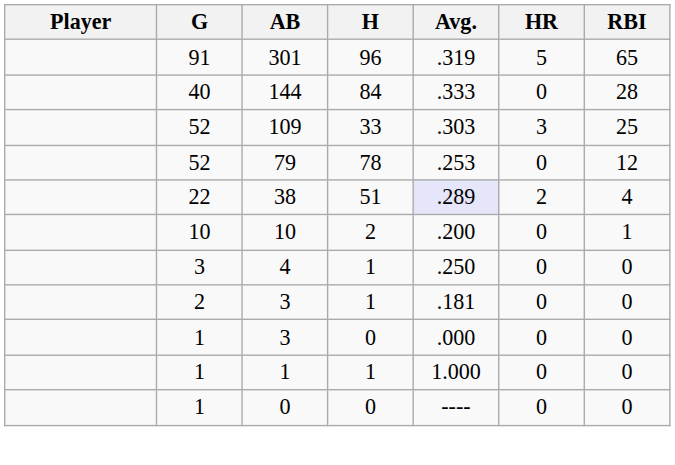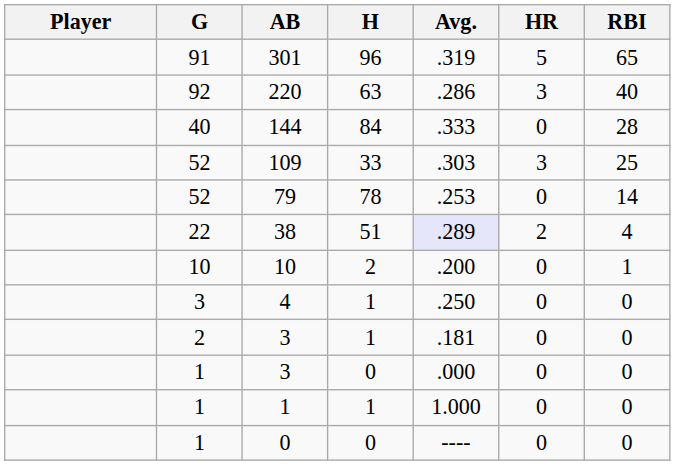+ row: (199, 92)
(627, 162) 12 -> (627, 197) 14
